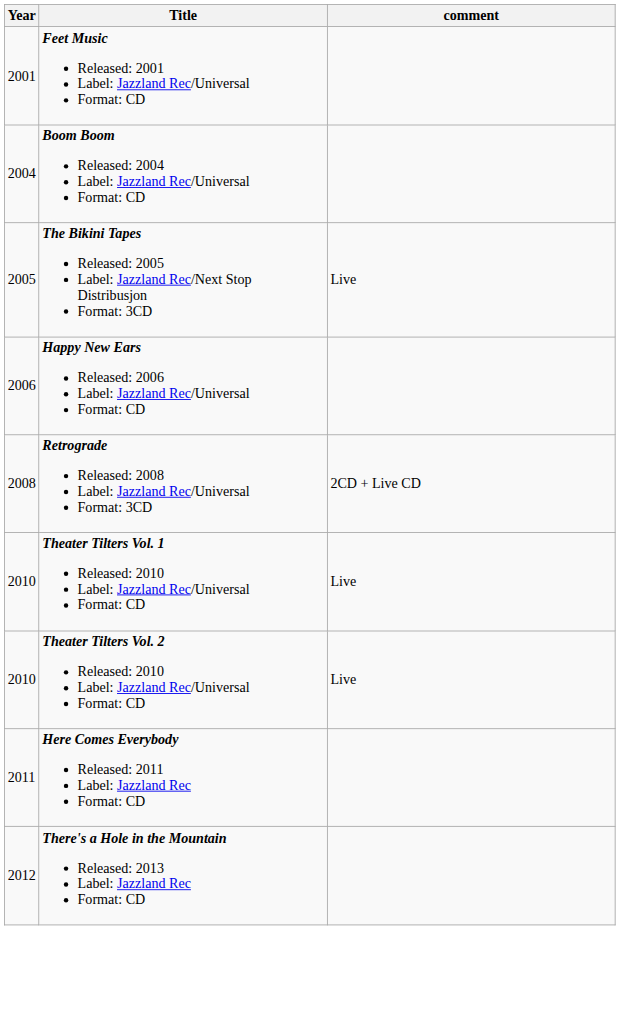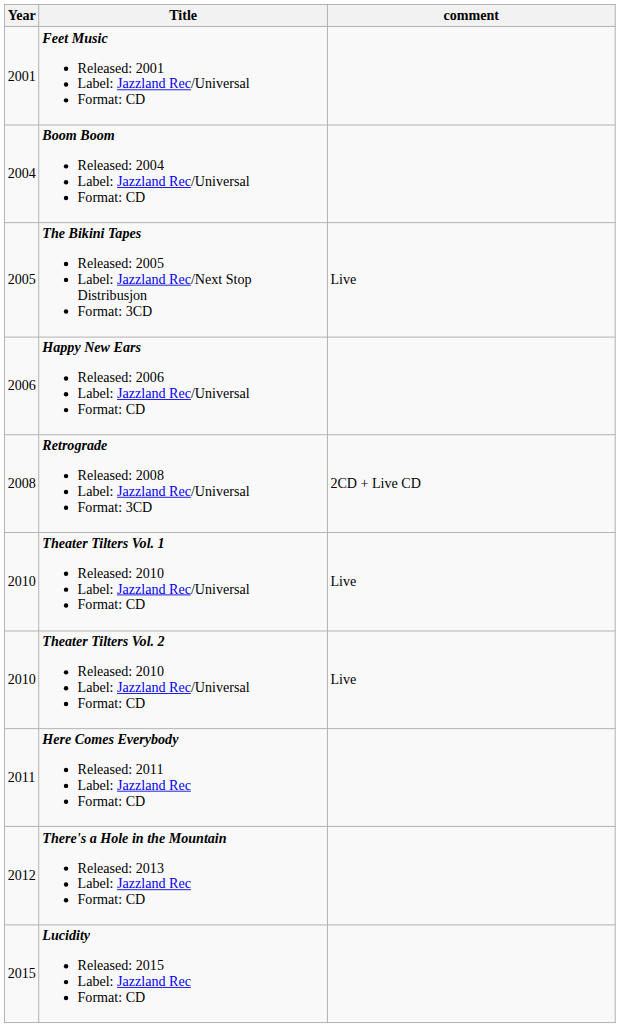+ row: (183, 967)
